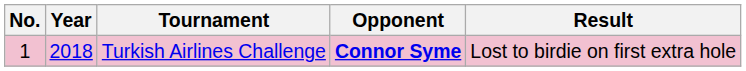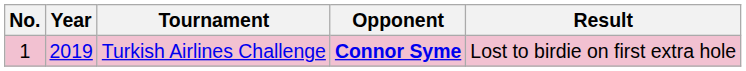(71, 51) 2018 -> (71, 51) 2019
